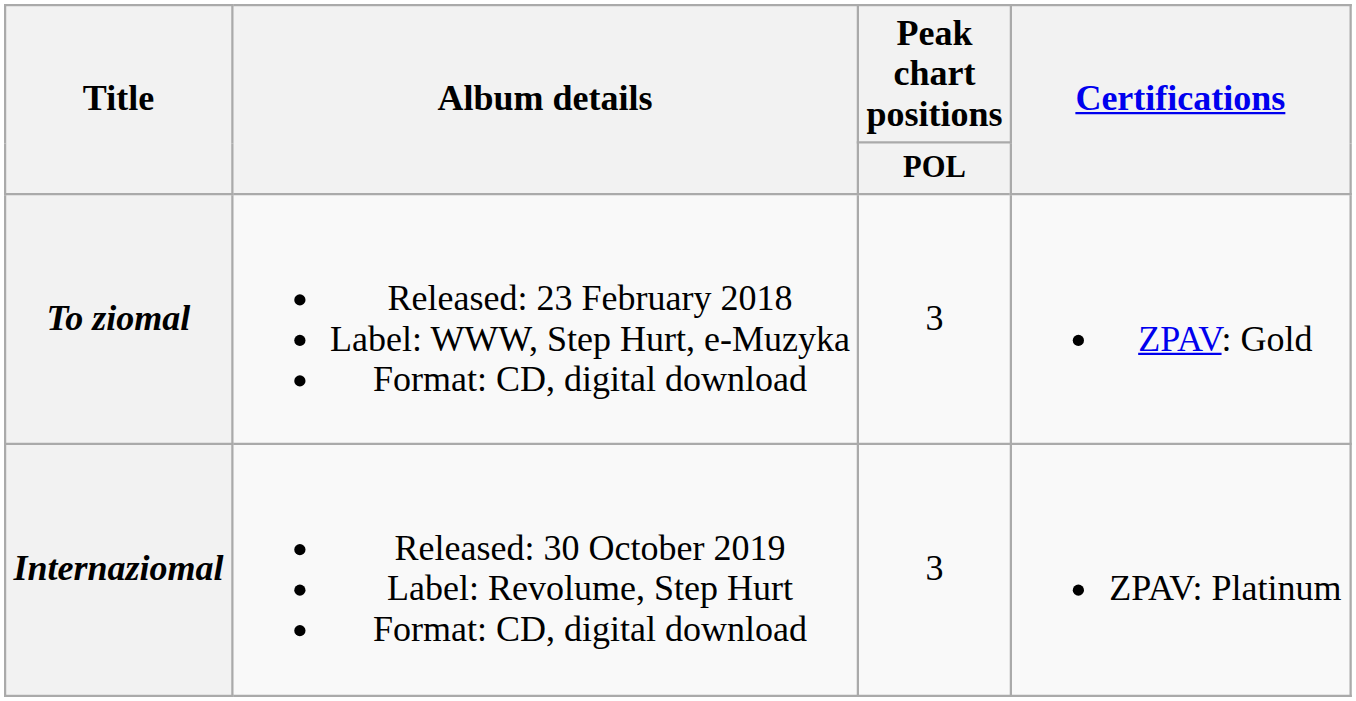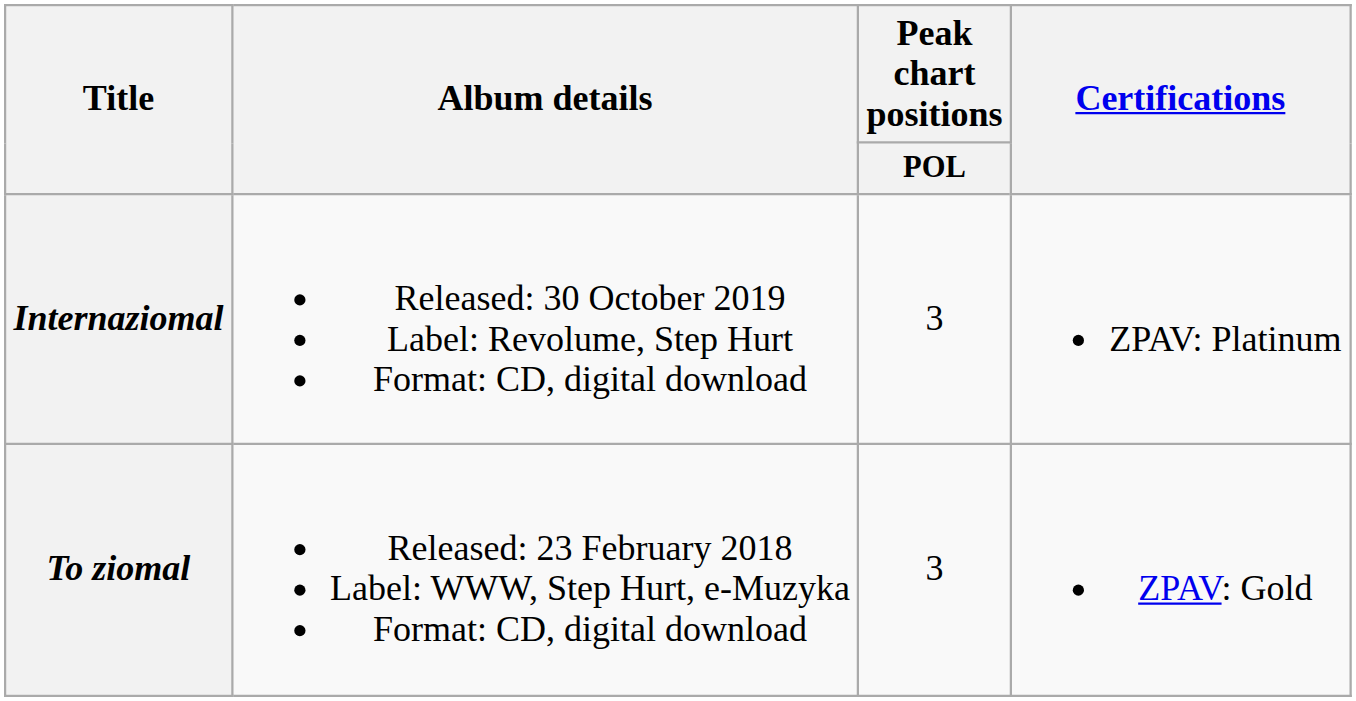rows swapped: (118, 318) <-> (118, 568)
